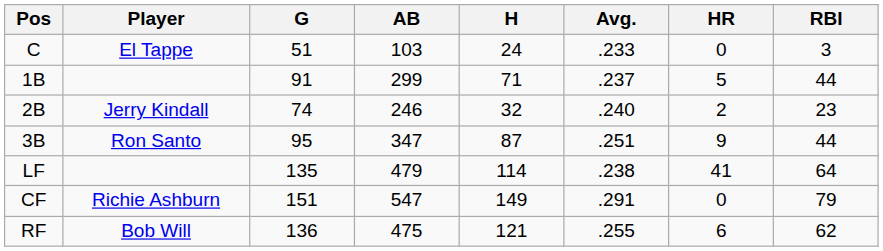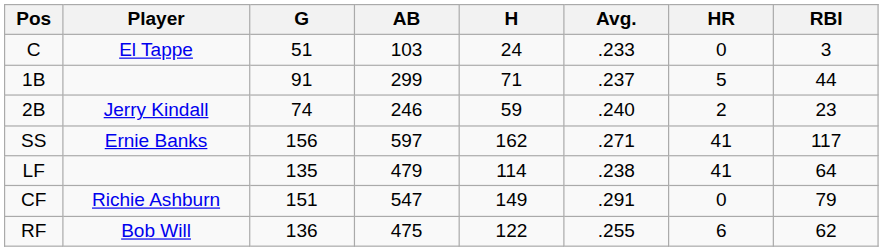(511, 110) 32 -> (511, 110) 59
+ row: (34, 140)
- row: (34, 140)
(511, 230) 121 -> (511, 230) 122
